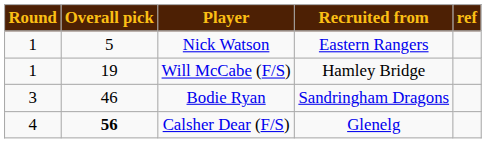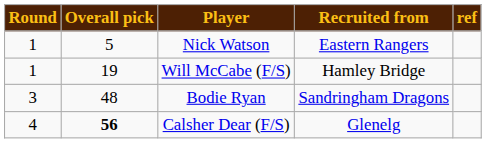(109, 97) 46 -> (109, 97) 48
